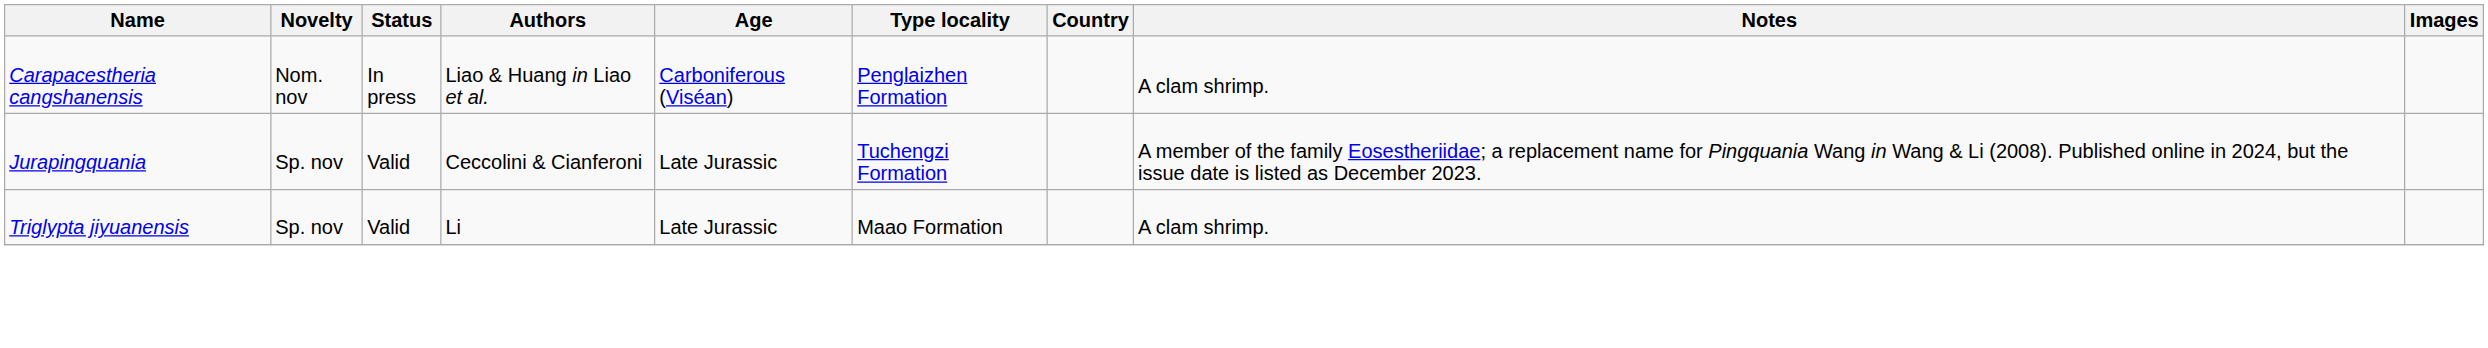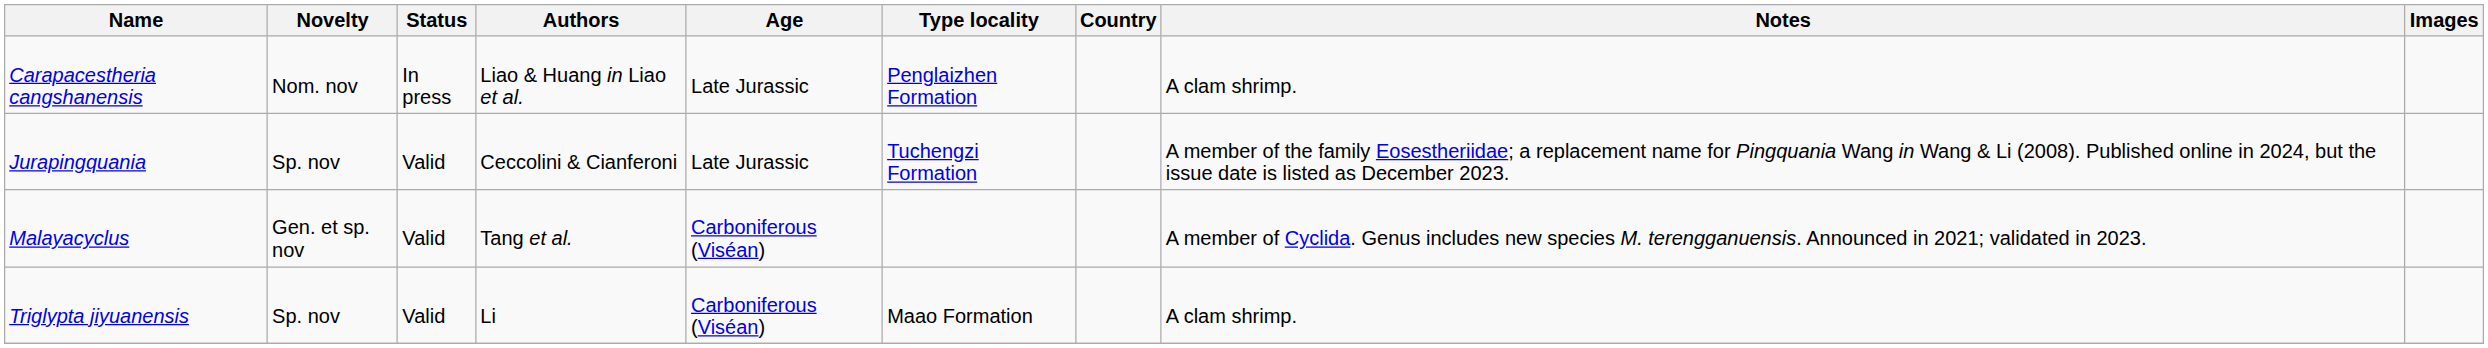(722, 85) Carboniferous (Viséan) -> (750, 85) Late Jurassic
+ row: (69, 239)
(718, 228) Late Jurassic -> (754, 315) Carboniferous (Viséan)
